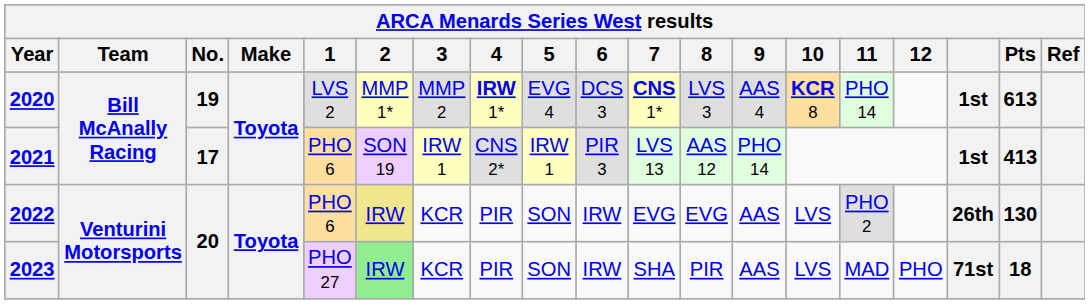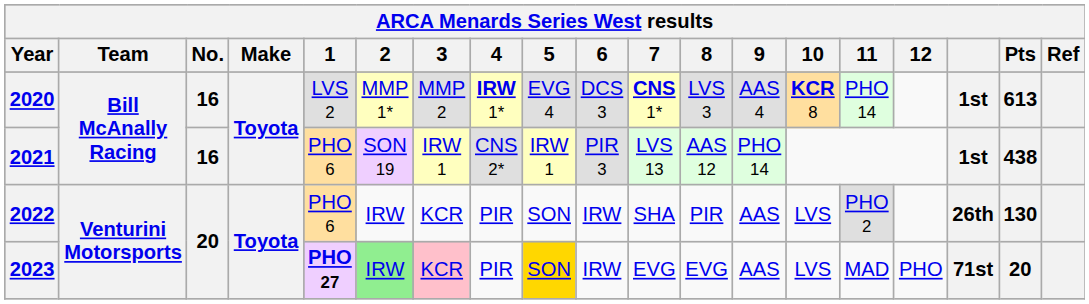(208, 100) 19 -> (208, 100) 16
(208, 156) 17 -> (208, 156) 16
(1020, 156) 413 -> (1020, 156) 438
(385, 213) khaki background -> (385, 213) no background
(654, 213) EVG -> (654, 213) SHA
(707, 213) EVG -> (707, 213) PIR
(330, 269) normal -> (330, 270) bold
(442, 270) no background -> (442, 270) pink background
(549, 270) no background -> (549, 270) gold background
(654, 270) SHA -> (654, 270) EVG
(707, 270) PIR -> (707, 270) EVG
(1020, 270) 18 -> (1020, 270) 20
